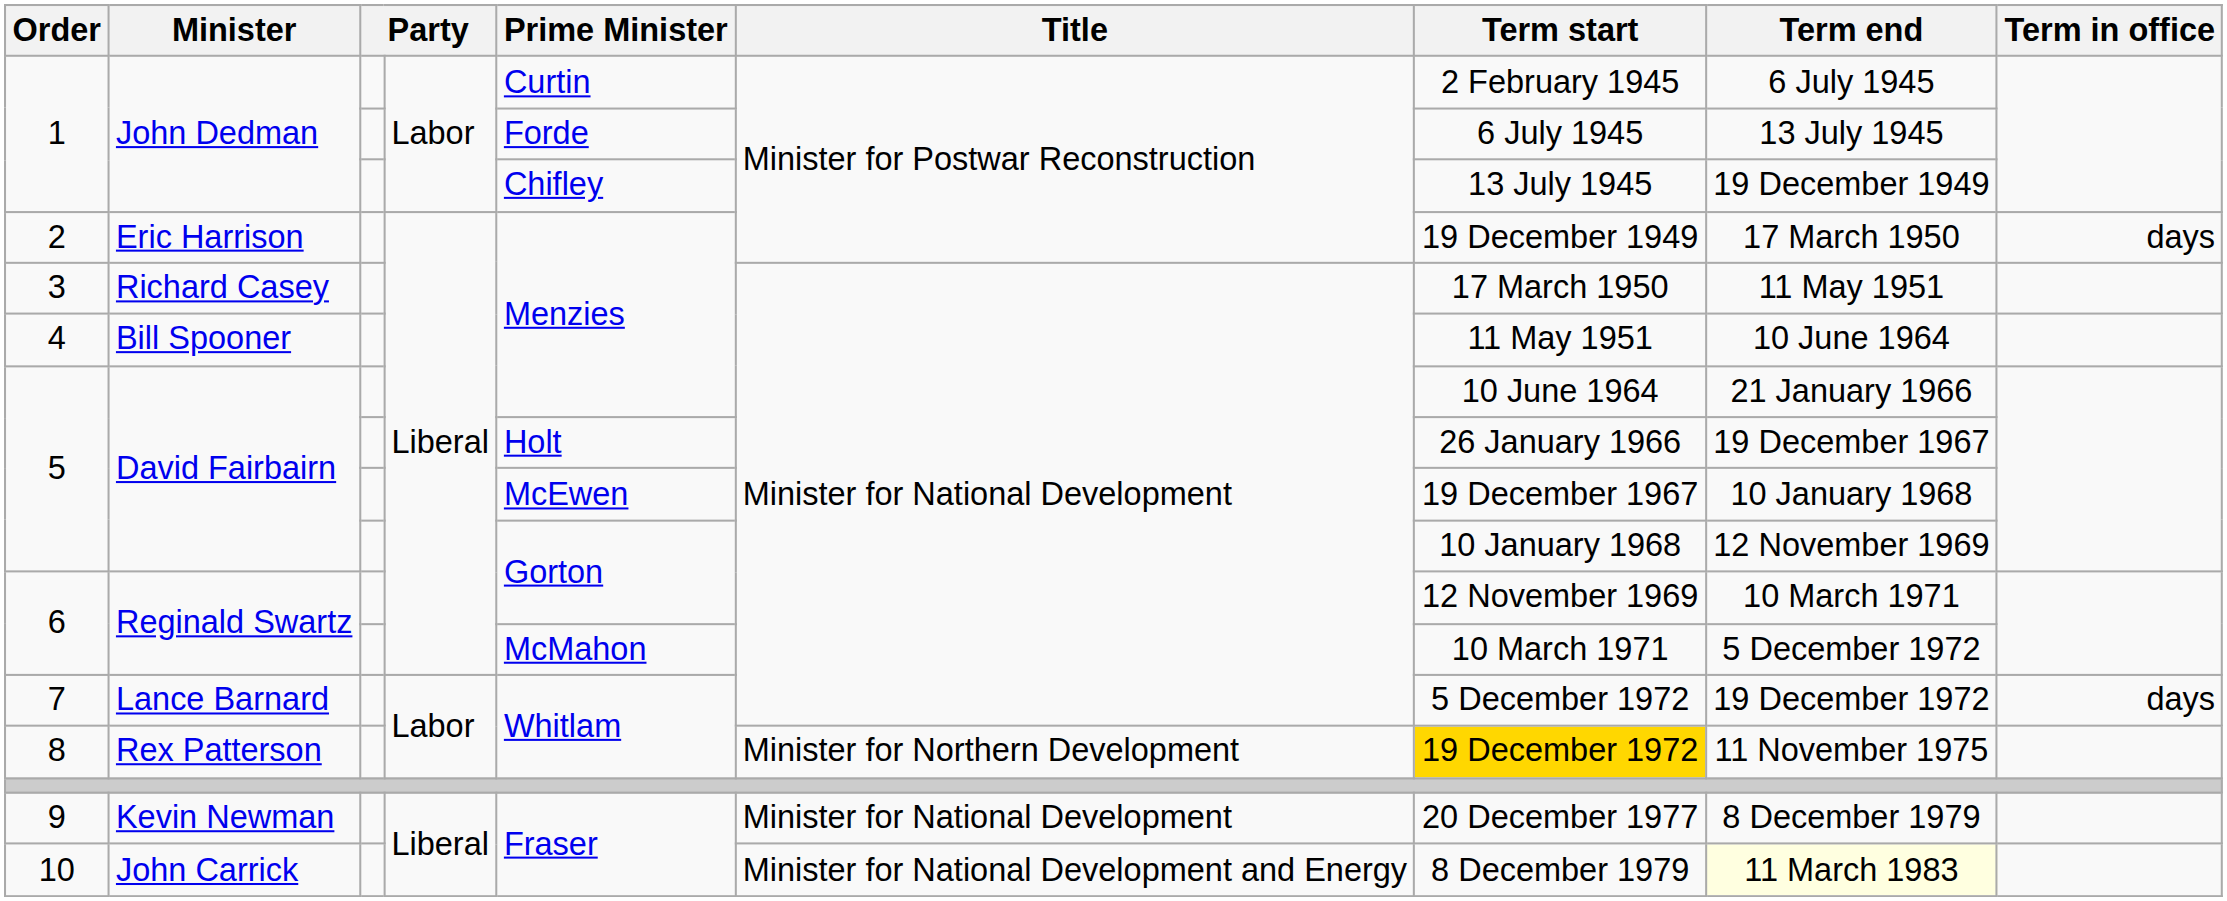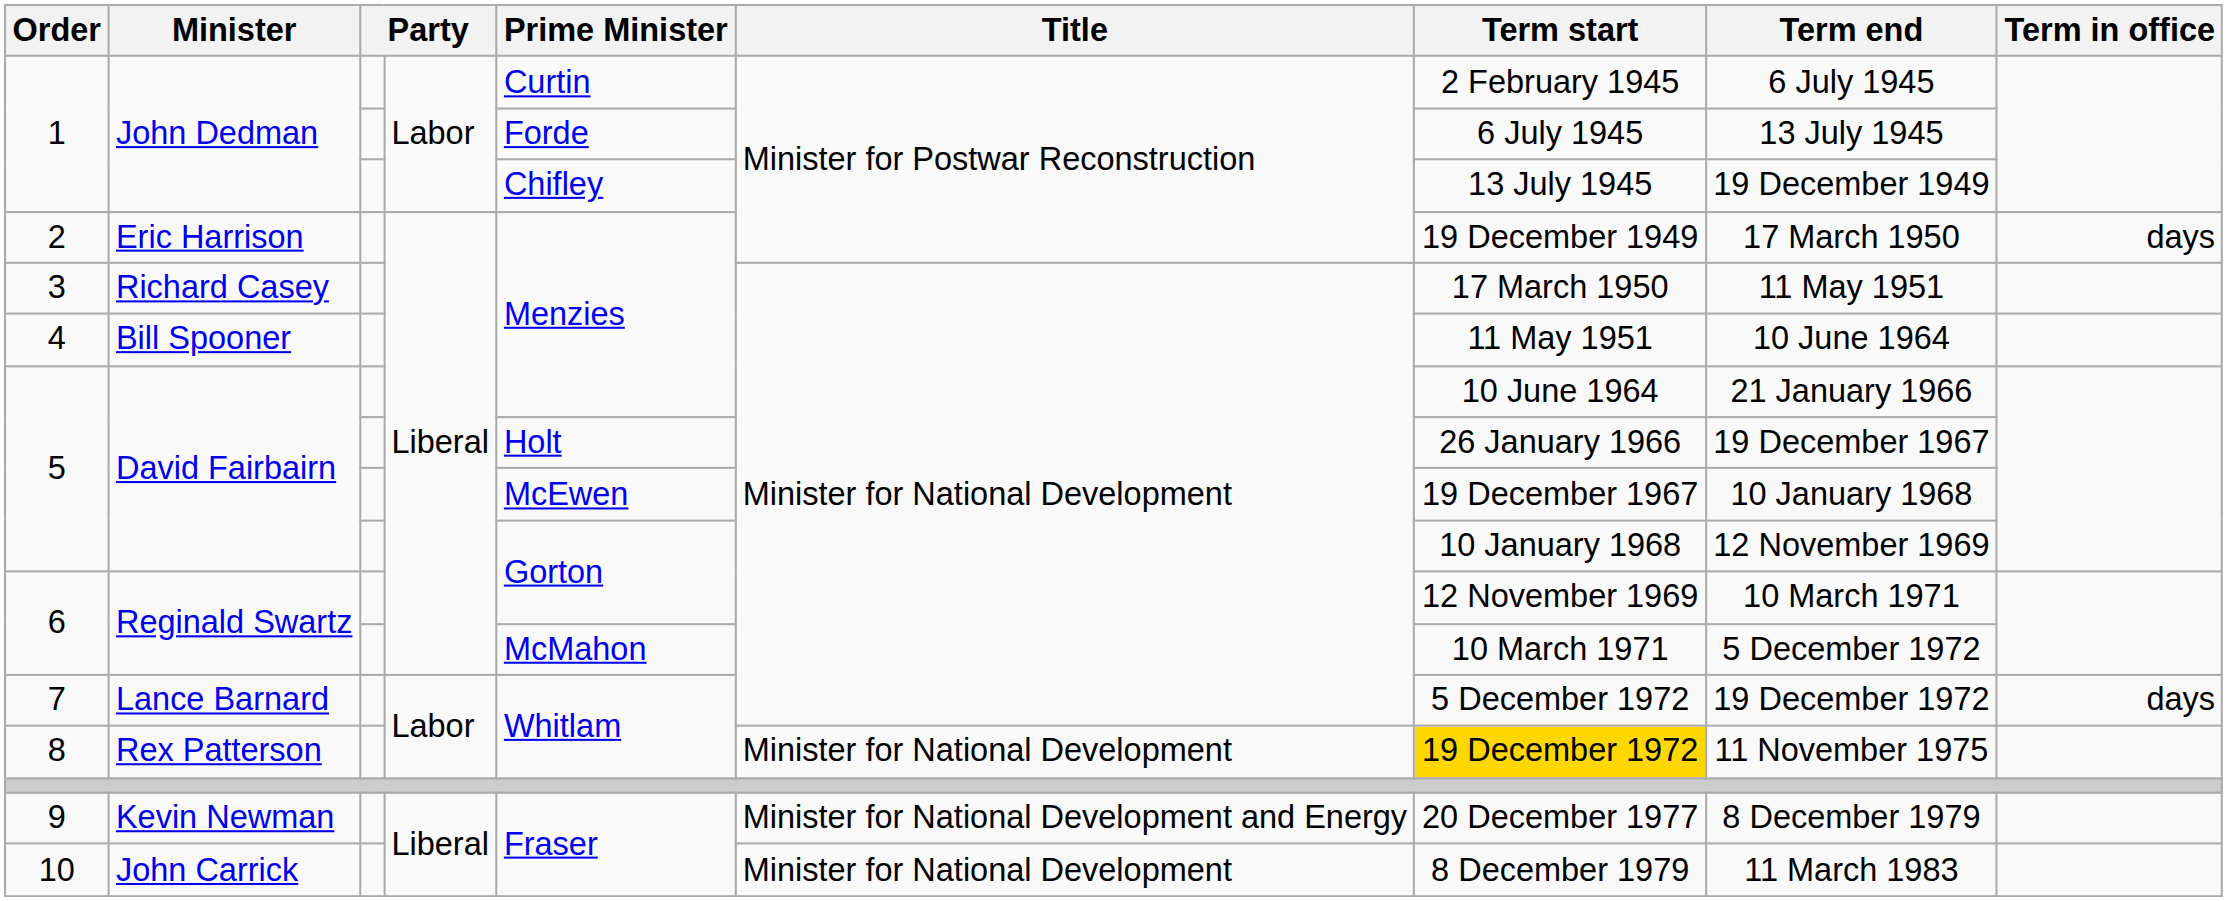(991, 751) Minister for Northern Development -> (987, 751) Minister for National Development
(987, 817) Minister for National Development -> (1075, 817) Minister for National Development and Energy
(1075, 869) Minister for National Development and Energy -> (987, 869) Minister for National Development
(1851, 869) lightyellow background -> (1851, 869) no background
